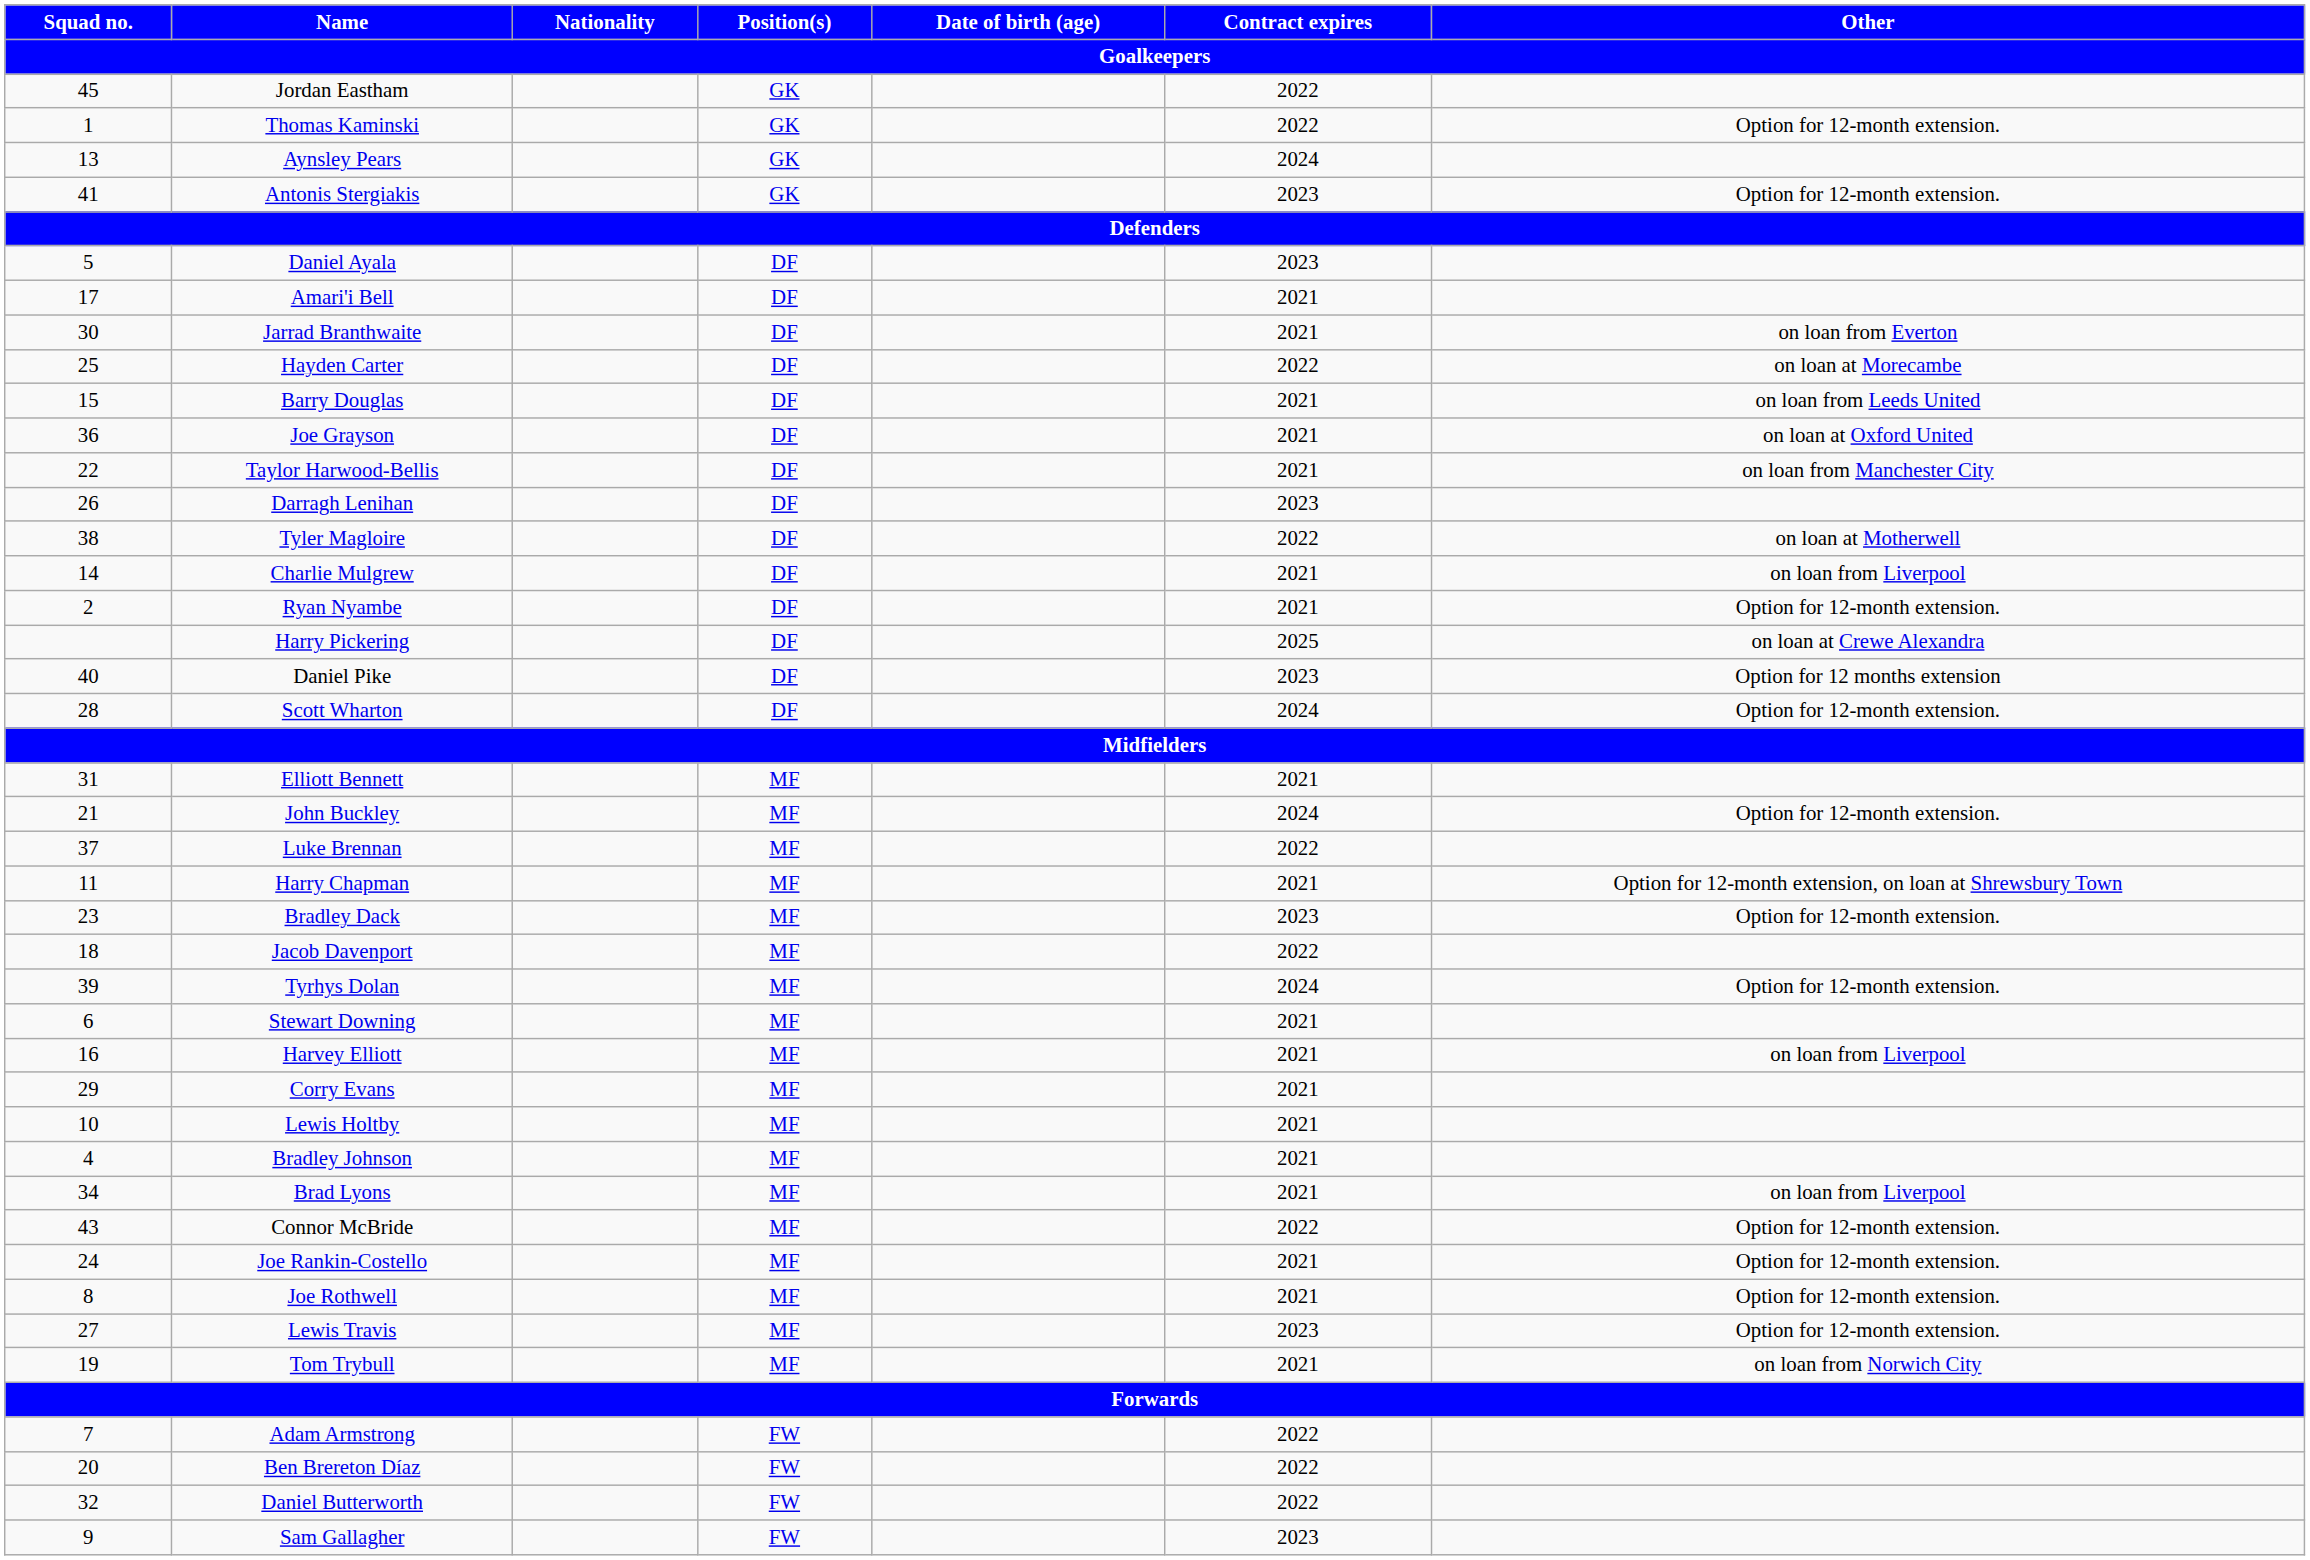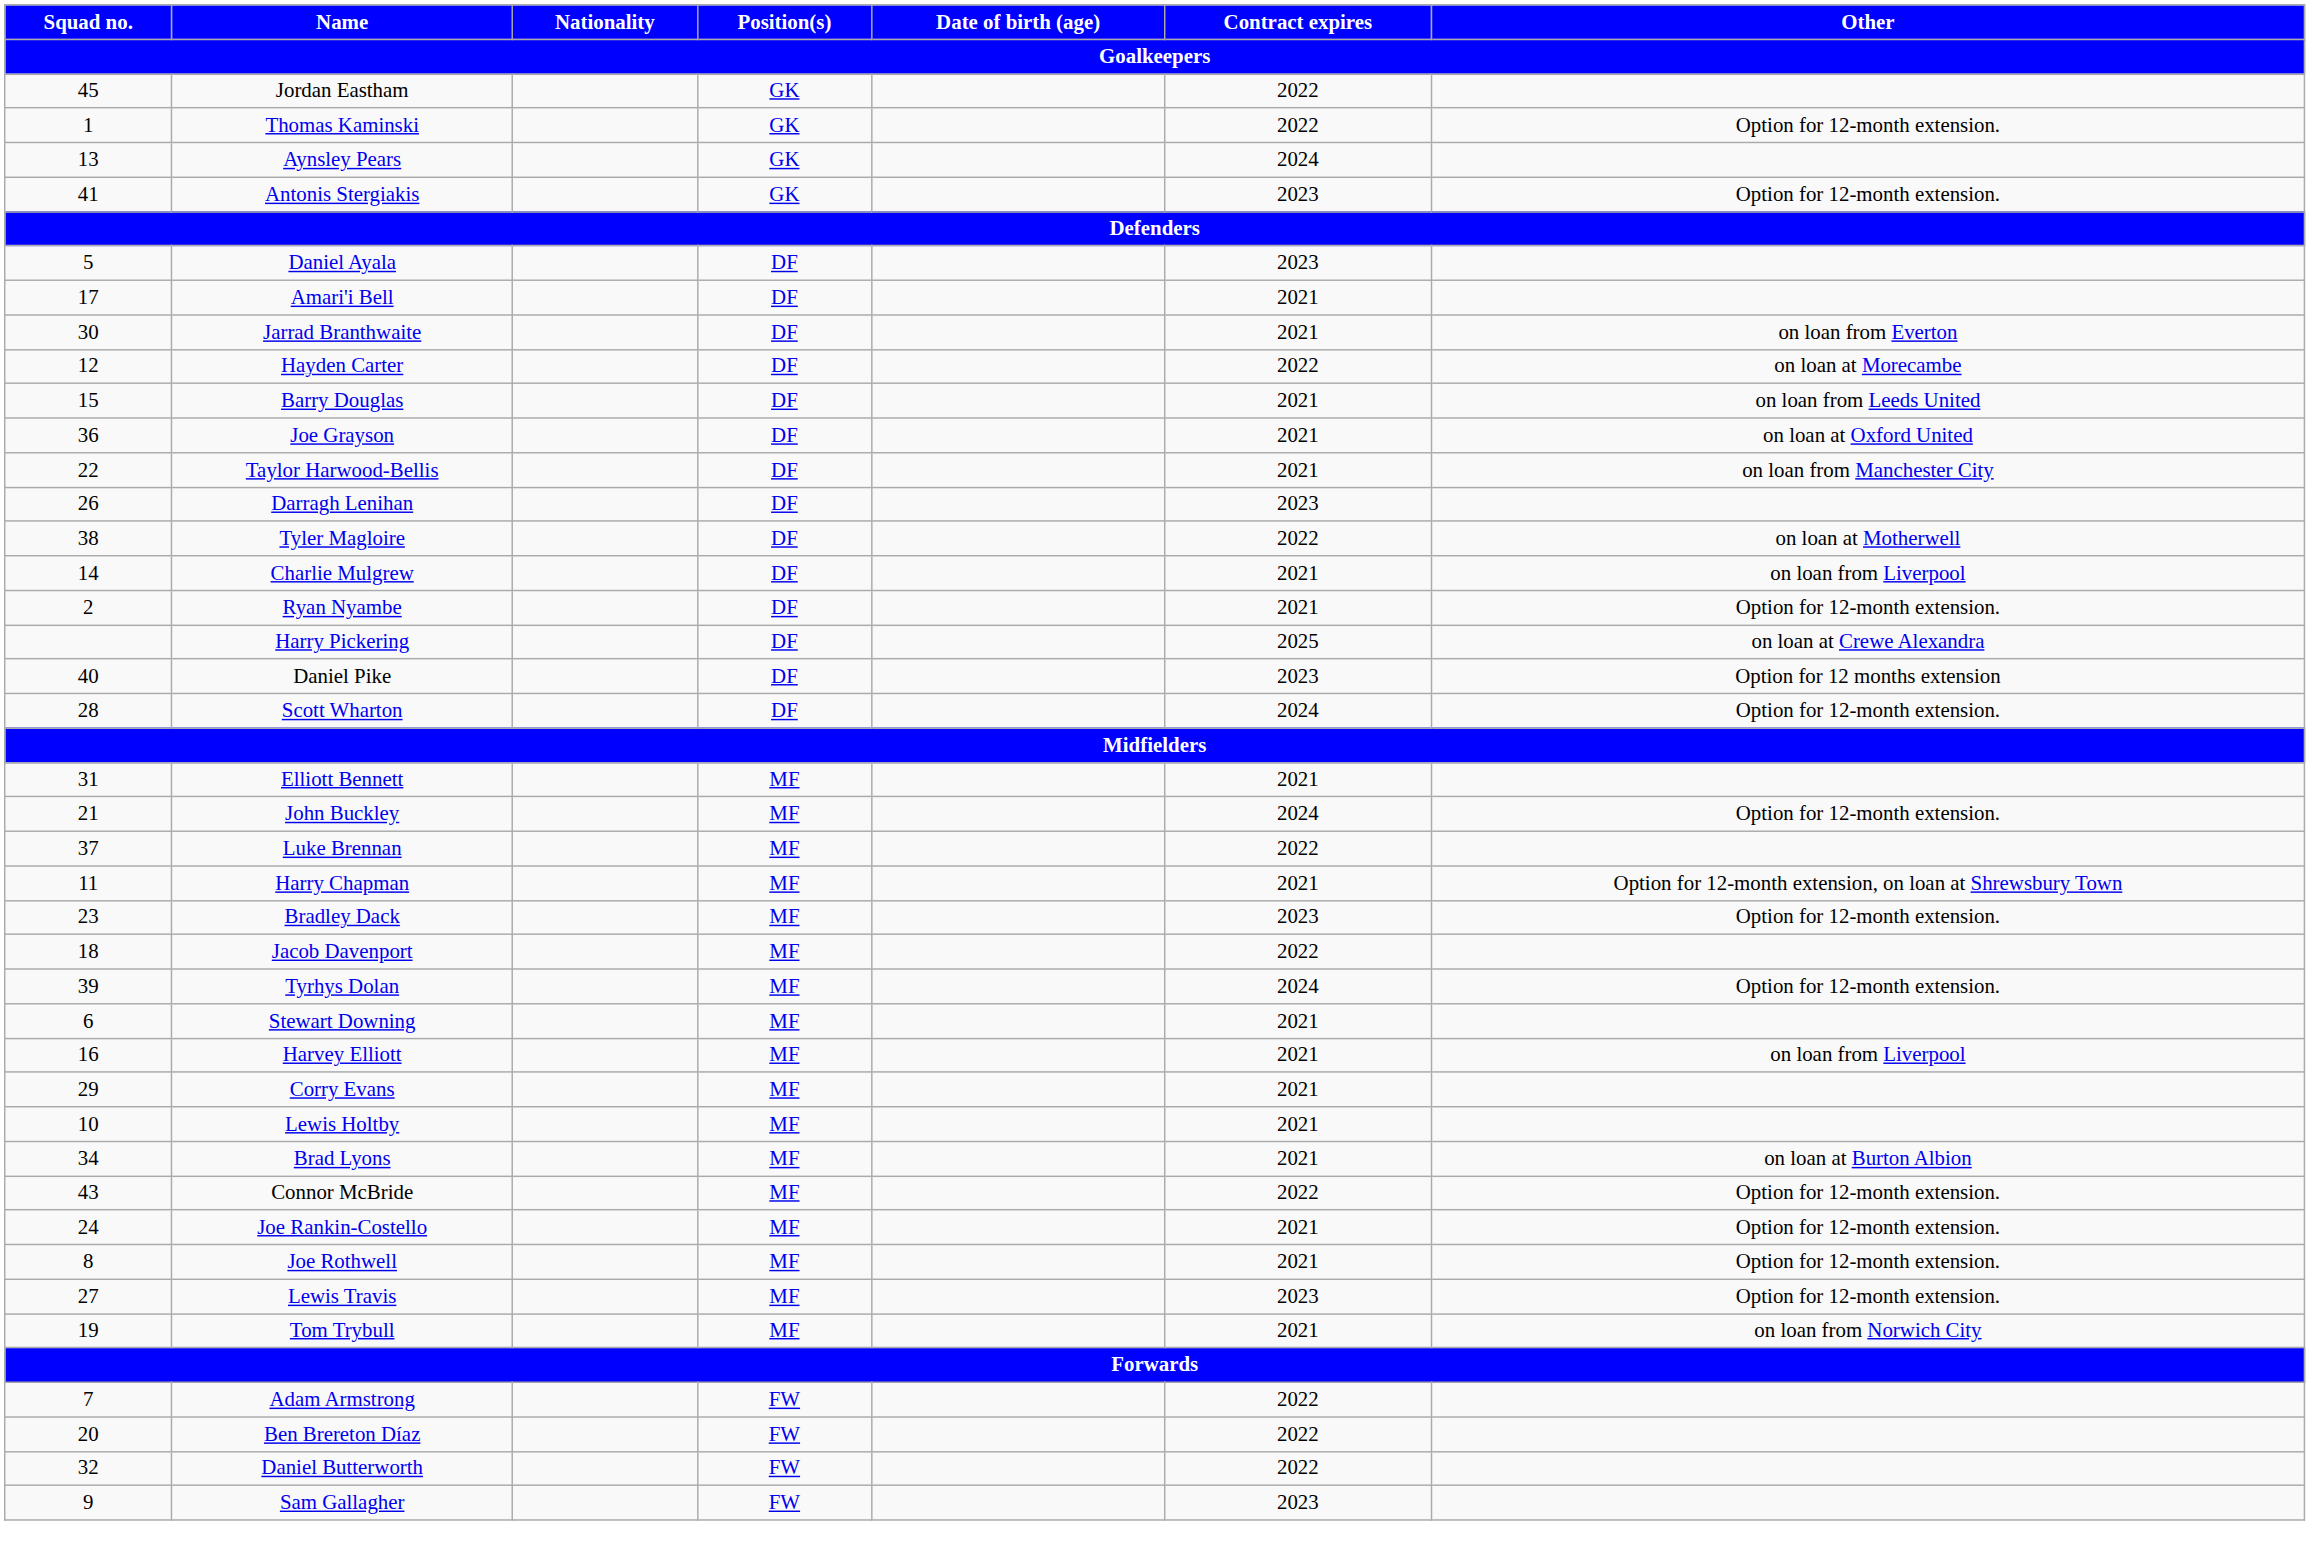(88, 366) 25 -> (88, 366) 12
- row: (342, 1158)
(1868, 1192) on loan from Liverpool -> (1868, 1158) on loan at Burton Albion
